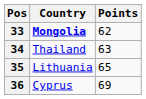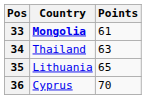(105, 32) 62 -> (105, 32) 61
(105, 86) 69 -> (105, 86) 70
